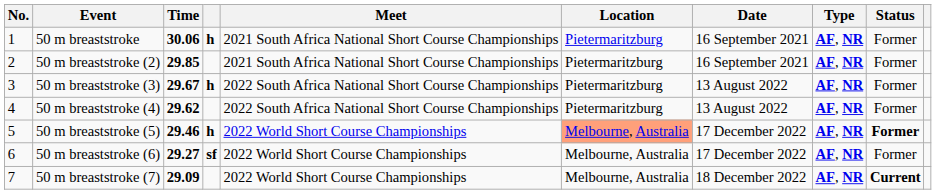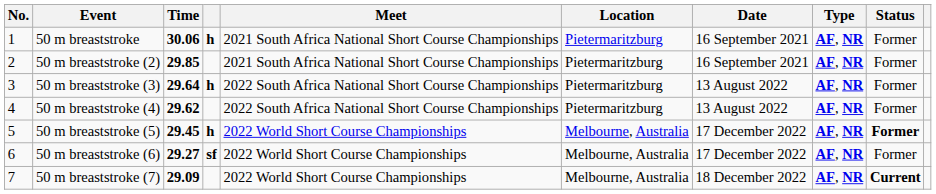(183, 85) 29.67 -> (183, 85) 29.64
(183, 131) 29.46 -> (183, 131) 29.45
(627, 131) lightsalmon background -> (627, 131) no background
